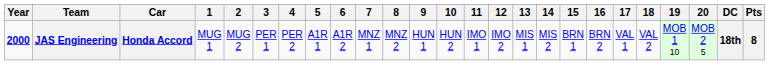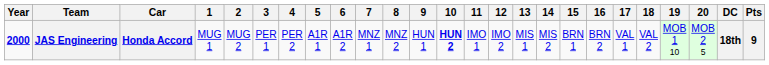(451, 40) normal -> (451, 40) bold
(754, 40) 8 -> (754, 40) 9
